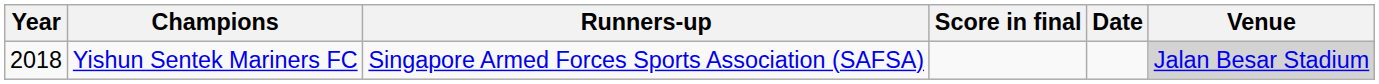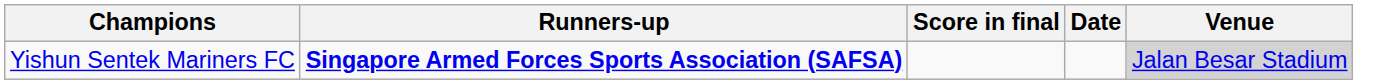- column: (36, 23)
(646, 60) normal -> (604, 60) bold
